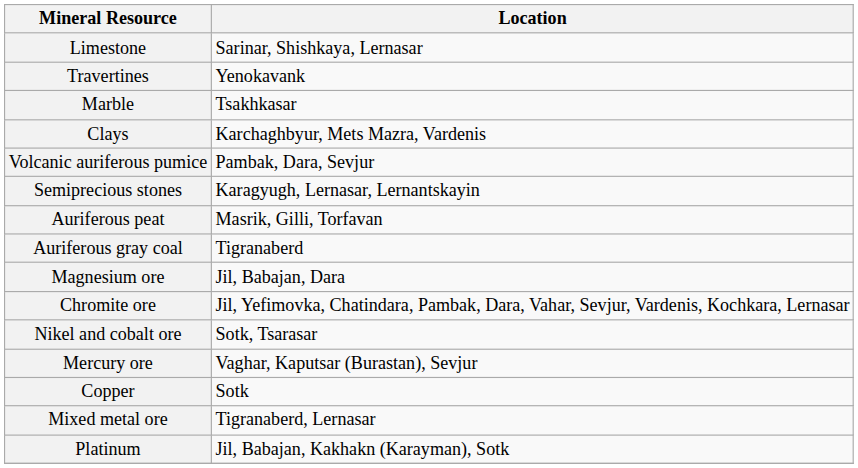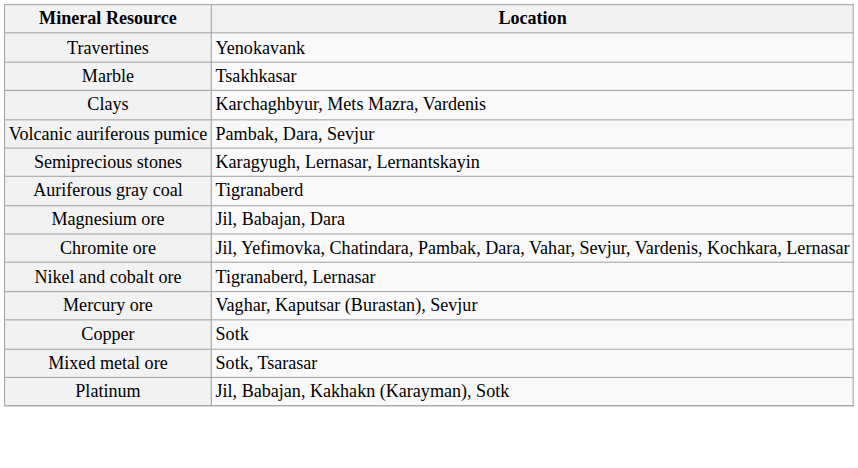- row: (108, 47)
- row: (108, 219)
(266, 334) Sotk, Tsarasar -> (296, 276) Tigranaberd, Lernasar
(296, 420) Tigranaberd, Lernasar -> (266, 362) Sotk, Tsarasar
